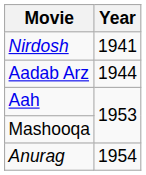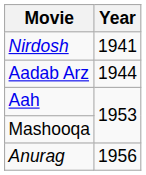(117, 156) 1954 -> (117, 156) 1956
